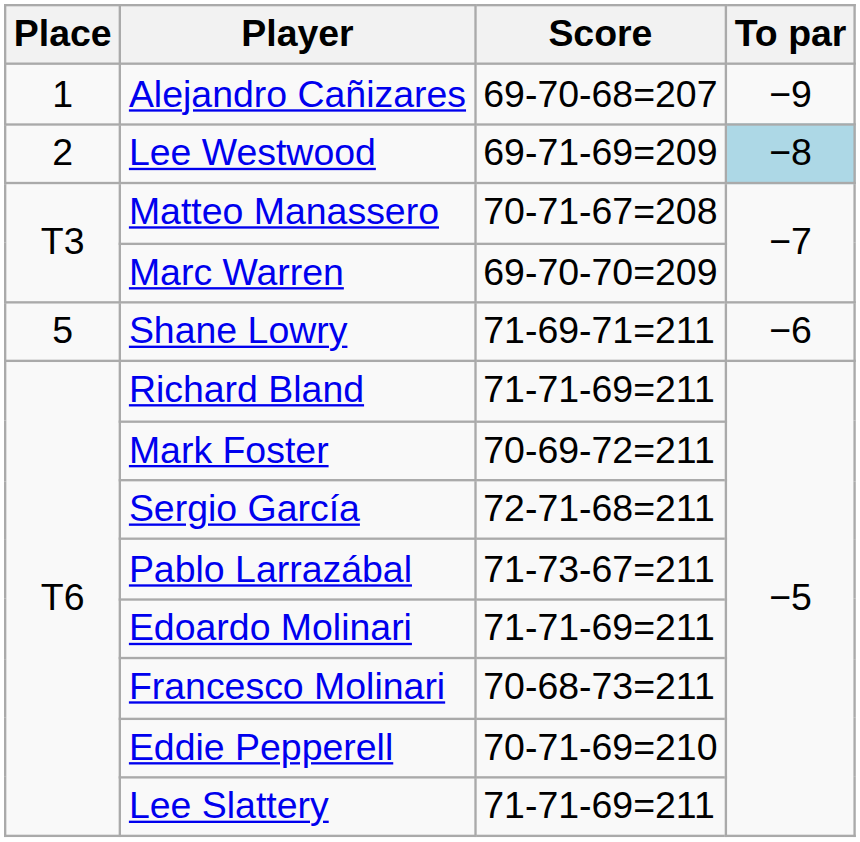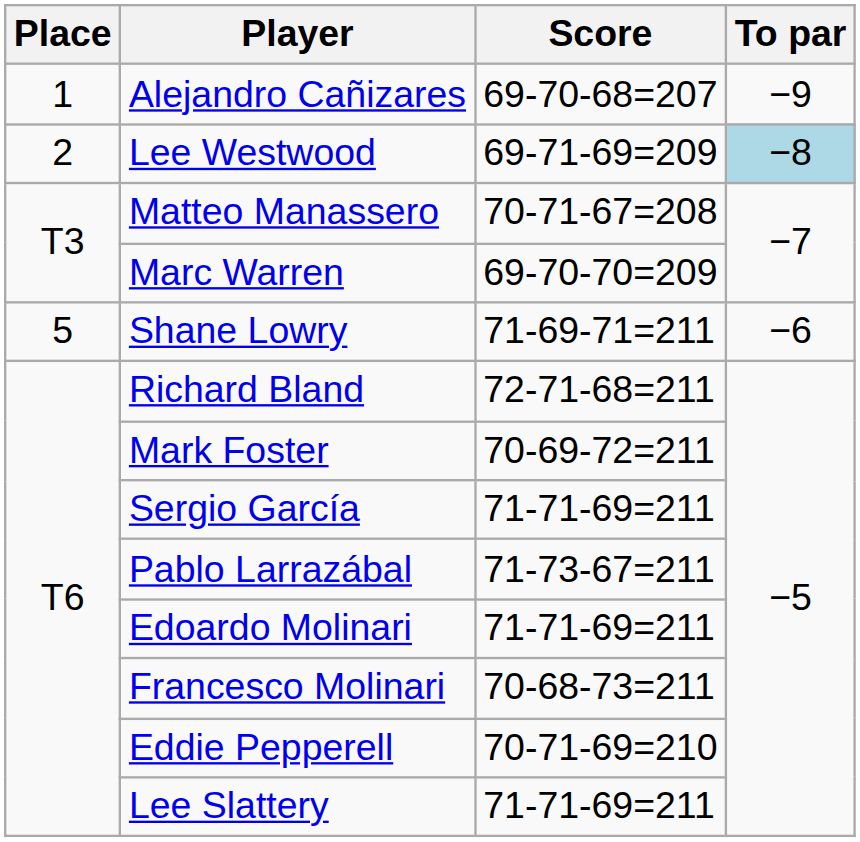(599, 390) 71-71-69=211 -> (599, 390) 72-71-68=211
(599, 509) 72-71-68=211 -> (599, 509) 71-71-69=211
